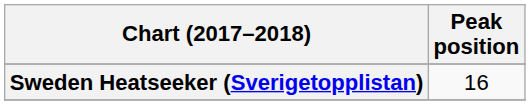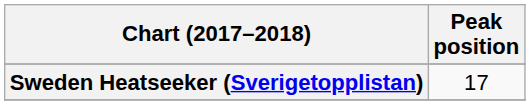(476, 81) 16 -> (476, 81) 17
